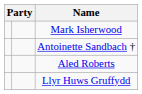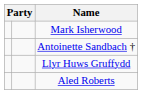rows swapped: (86, 64) <-> (86, 81)
